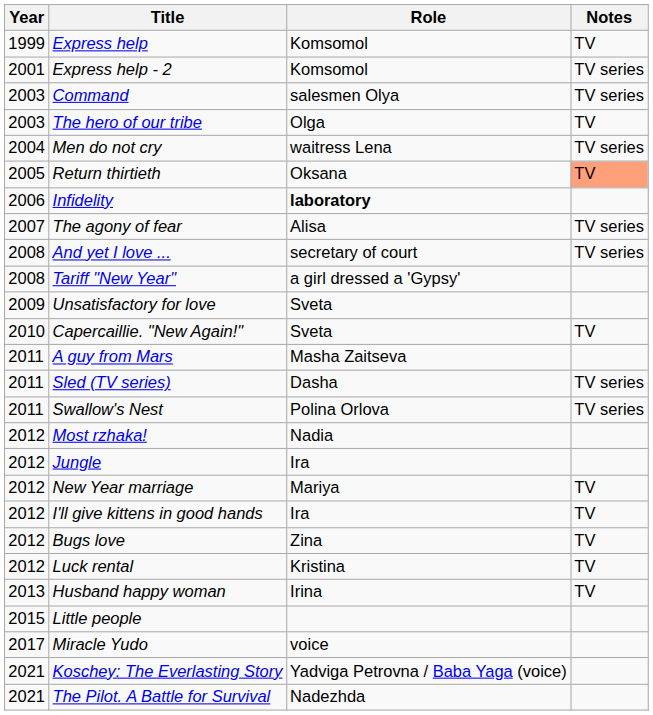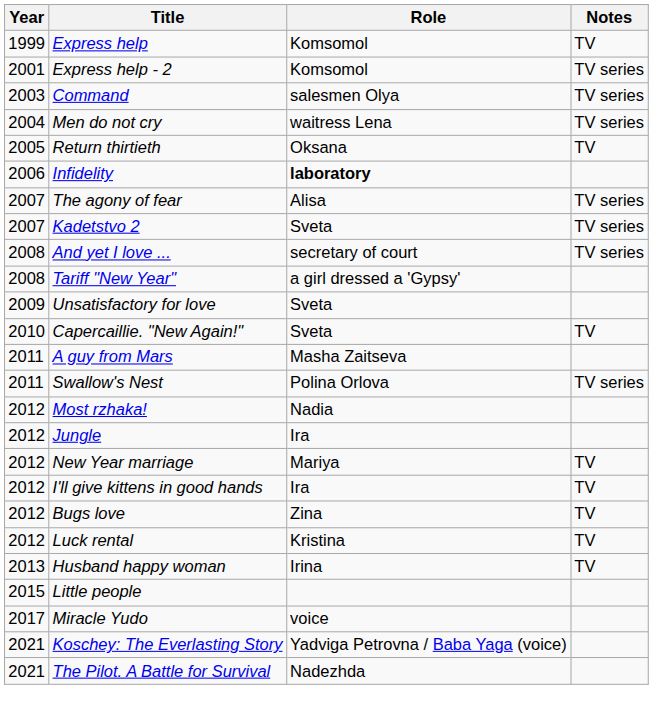- row: (127, 122)
(585, 174) lightsalmon background -> (585, 148) no background
+ row: (96, 226)
- row: (112, 383)
